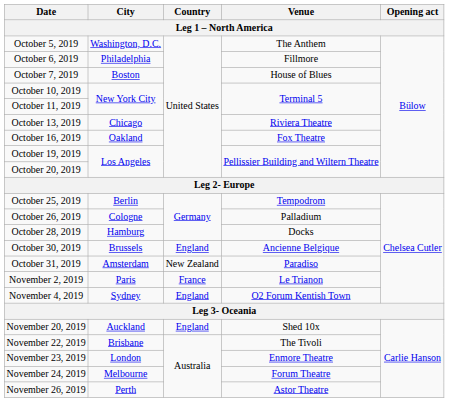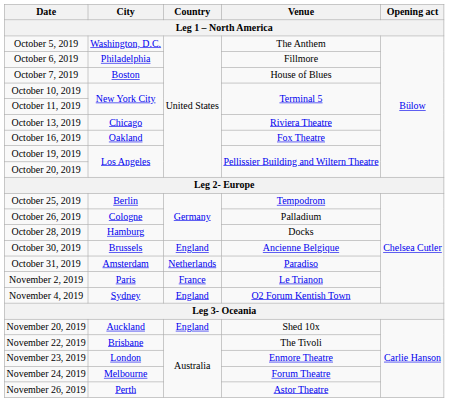(192, 264) New Zealand -> (192, 264) Netherlands
